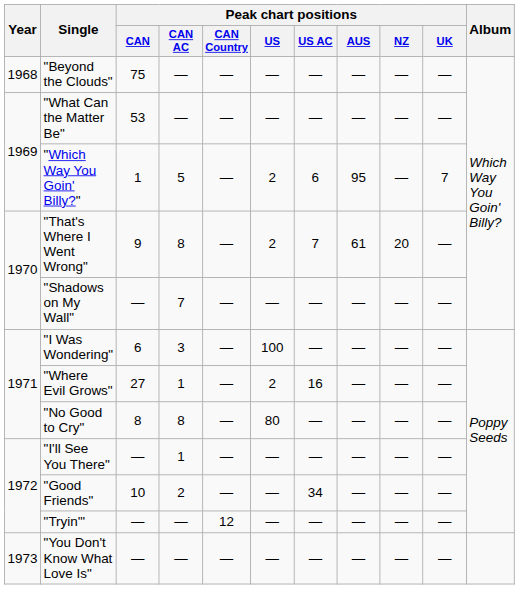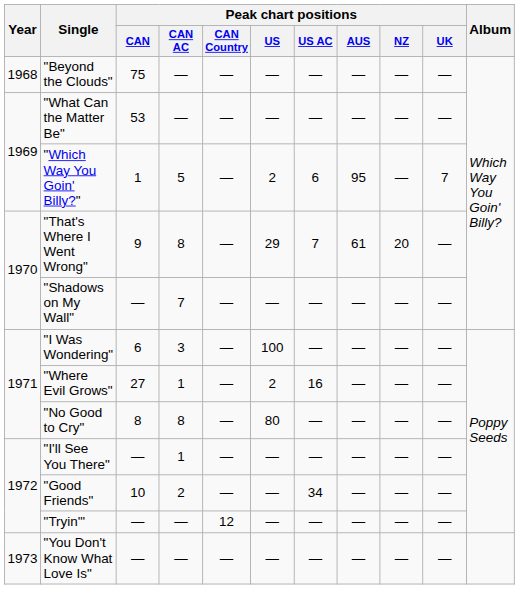(272, 244) 2 -> (272, 244) 29
